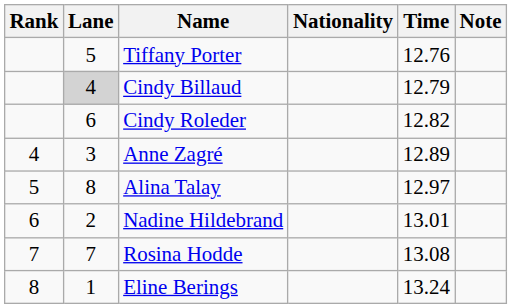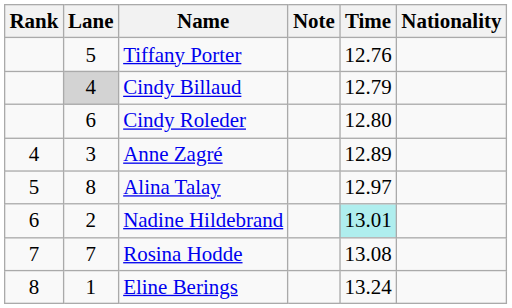columns swapped: (343, 21) <-> (480, 21)
(426, 120) 12.82 -> (368, 120) 12.80
(426, 220) no background -> (368, 220) paleturquoise background
